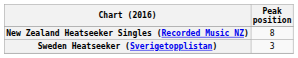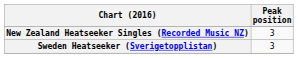(272, 33) 8 -> (272, 33) 3
